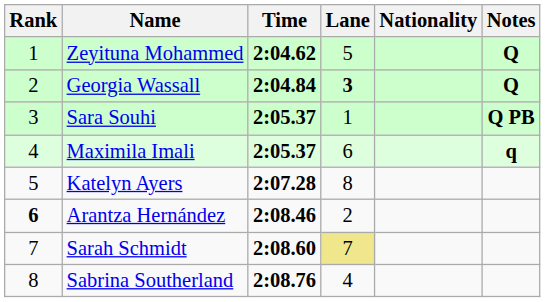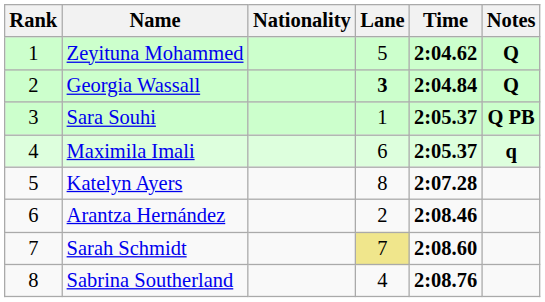columns swapped: (428, 20) <-> (285, 20)
(33, 215) bold -> (33, 215) normal
